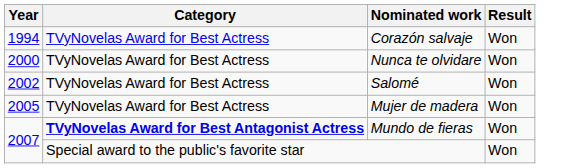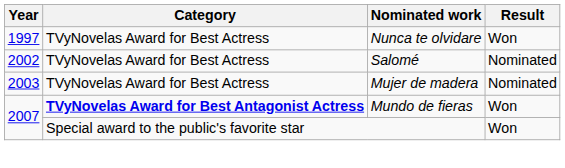- row: (422, 38)
(24, 60) 2000 -> (24, 38) 1997
(503, 83) Won -> (522, 60) Nominated
(24, 106) 2005 -> (24, 83) 2003
(503, 106) Won -> (522, 83) Nominated
